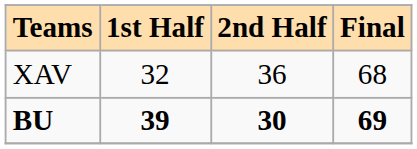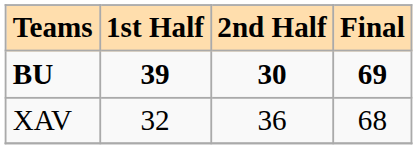rows swapped: (42, 73) <-> (33, 120)
